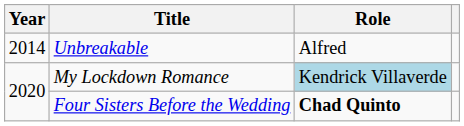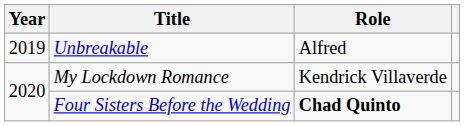(27, 47) 2014 -> (27, 47) 2019
(373, 76) lightblue background -> (373, 76) no background
